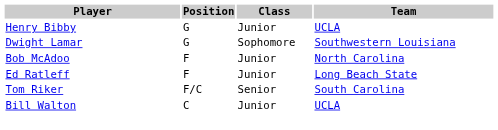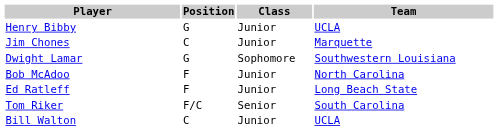+ row: (38, 43)
